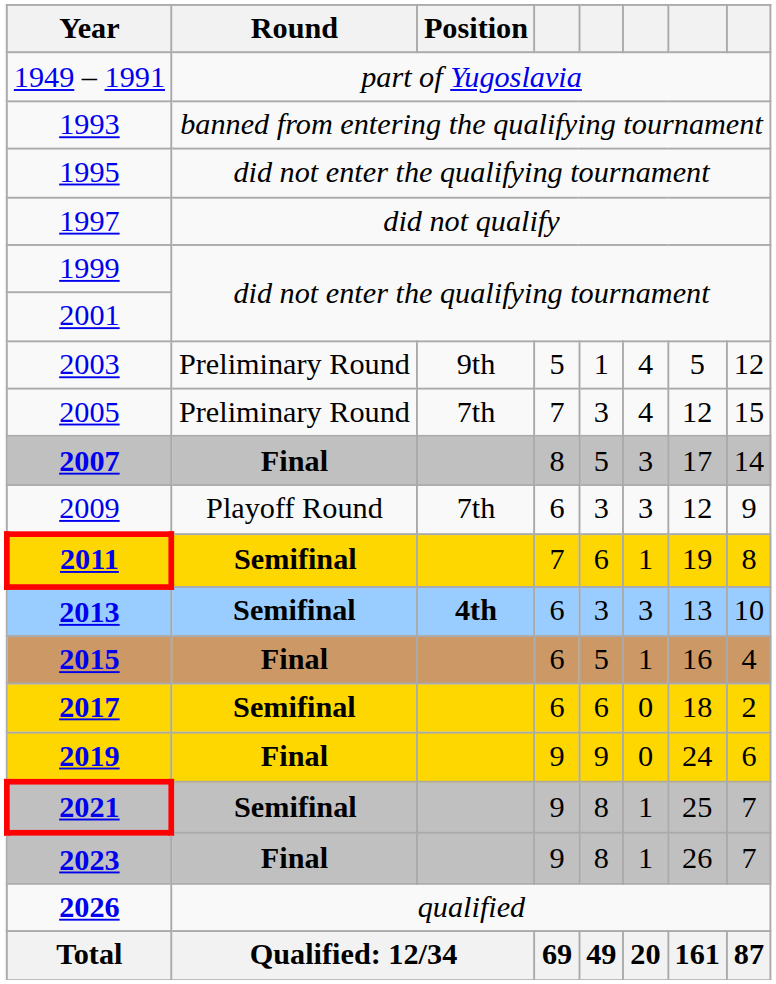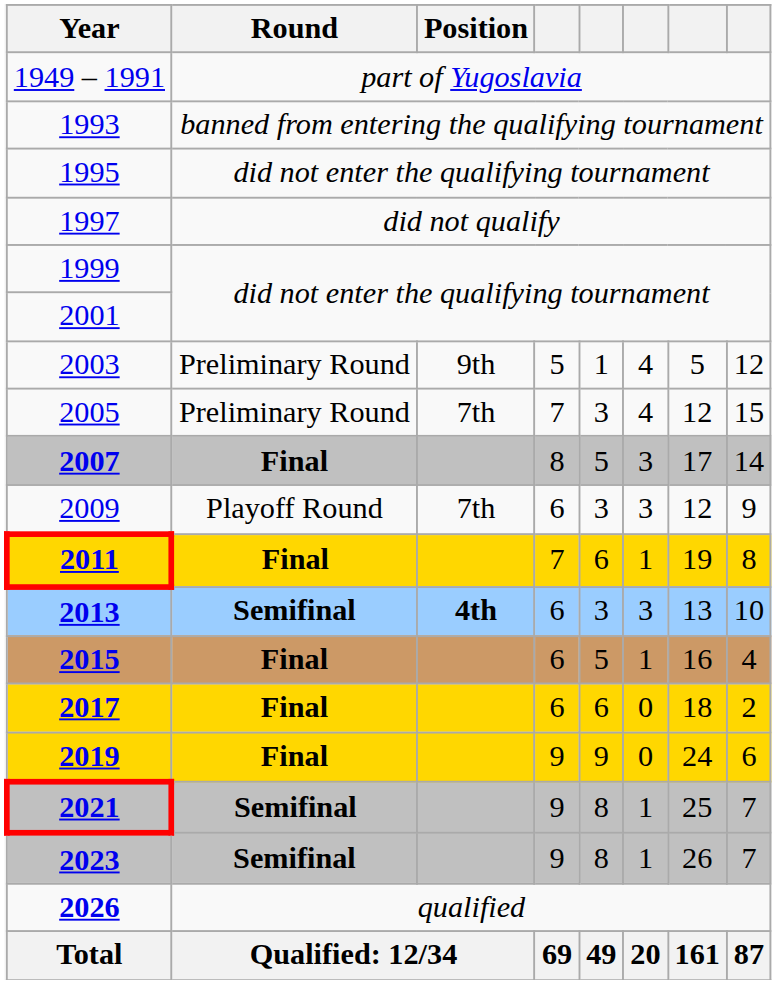(295, 559) Semifinal -> (295, 559) Final
(294, 707) Semifinal -> (294, 707) Final
(294, 857) Final -> (294, 857) Semifinal
